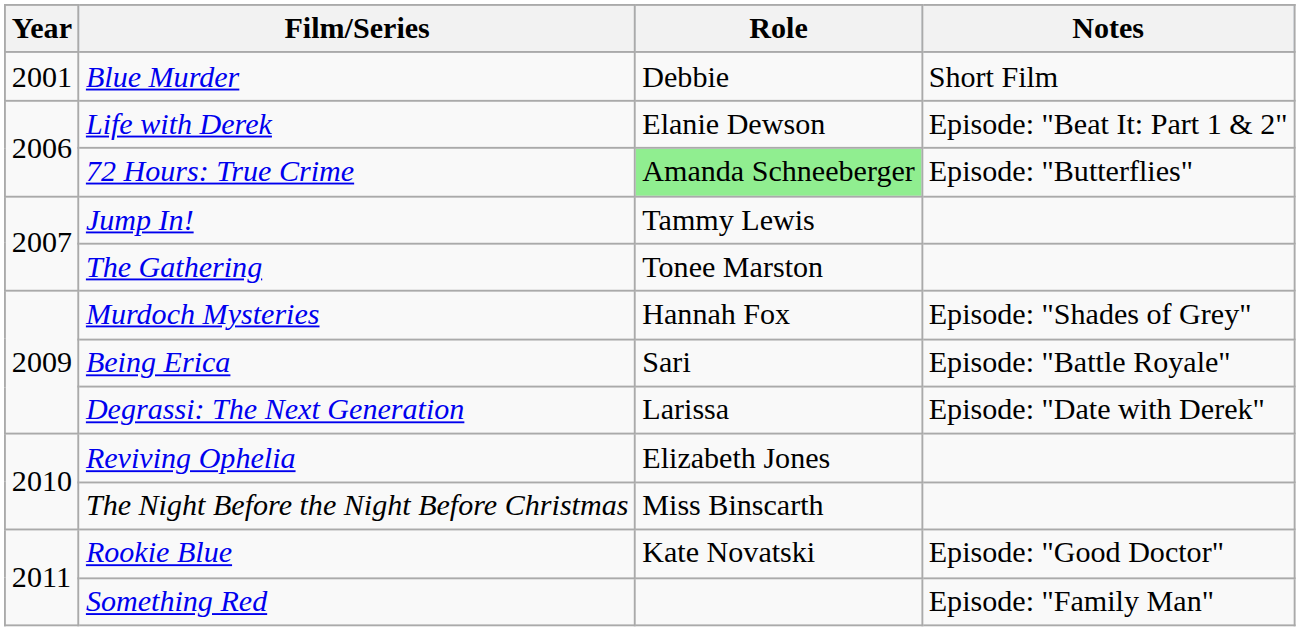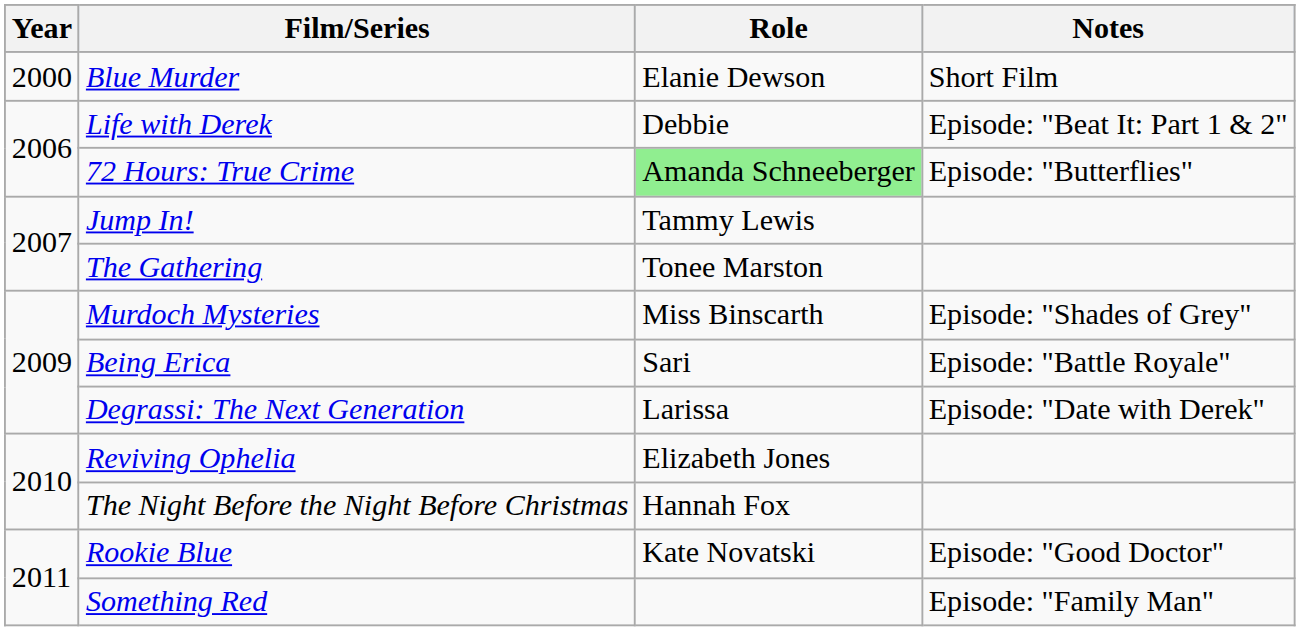(42, 76) 2001 -> (42, 76) 2000
(686, 76) Debbie -> (734, 76) Elanie Dewson
(734, 123) Elanie Dewson -> (686, 123) Debbie
(716, 314) Hannah Fox -> (733, 314) Miss Binscarth
(733, 505) Miss Binscarth -> (716, 505) Hannah Fox
